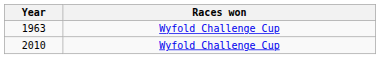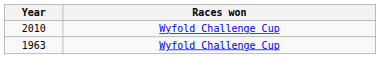rows swapped: (34, 29) <-> (34, 45)
